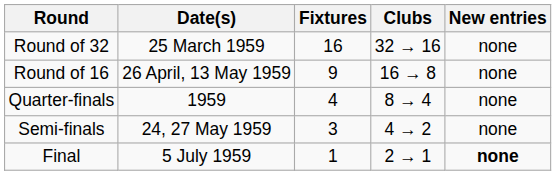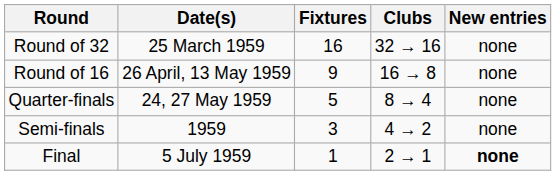(207, 101) 1959 -> (207, 101) 24, 27 May 1959
(333, 101) 4 -> (333, 101) 5
(207, 128) 24, 27 May 1959 -> (207, 128) 1959
